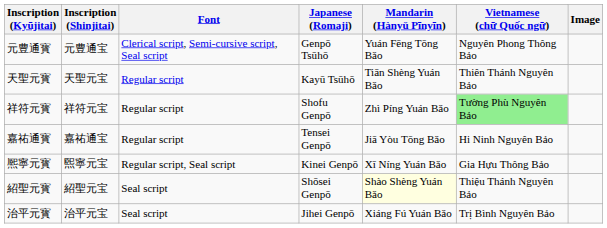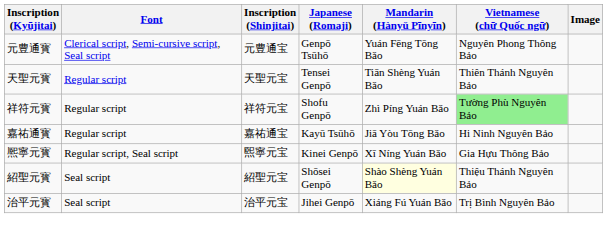columns swapped: (90, 19) <-> (209, 19)
(328, 79) Kayū Tsūhō -> (316, 79) Tensei Genpō
(316, 139) Tensei Genpō -> (328, 134) Kayū Tsūhō
